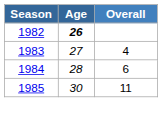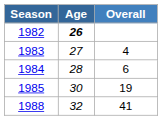(126, 88) 11 -> (126, 88) 19
+ row: (31, 106)
